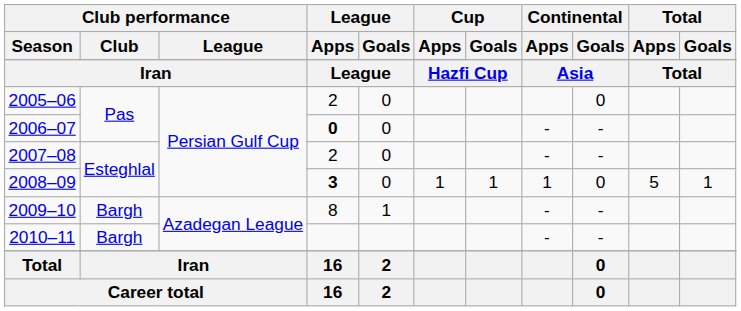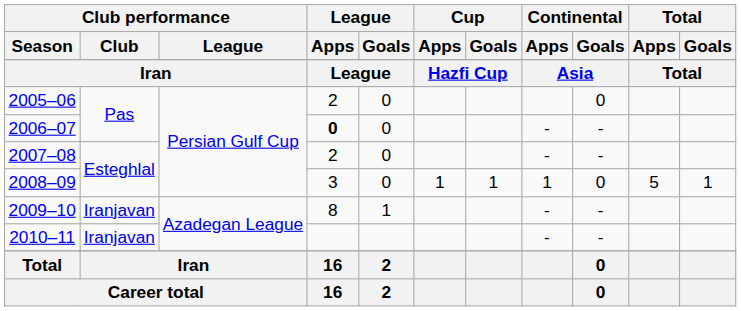(333, 182) bold -> (333, 182) normal
(119, 210) Bargh -> (119, 210) Iranjavan
(119, 237) Bargh -> (119, 237) Iranjavan
